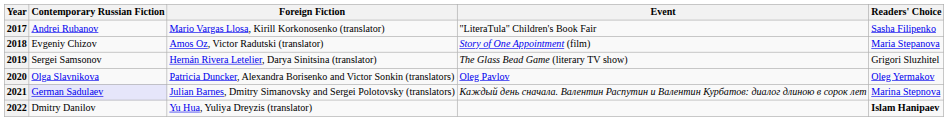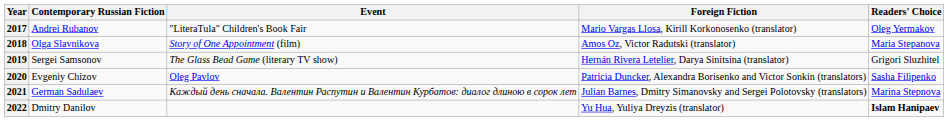columns swapped: (312, 12) <-> (663, 12)
(904, 28) Sasha Filipenko -> (903, 28) Oleg Yermakov
(64, 44) Evgeniy Chizov -> (65, 44) Olga Slavnikova
(65, 76) Olga Slavnikova -> (64, 76) Evgeniy Chizov
(903, 76) Oleg Yermakov -> (904, 76) Sasha Filipenko
(67, 92) lavender background -> (67, 92) no background
